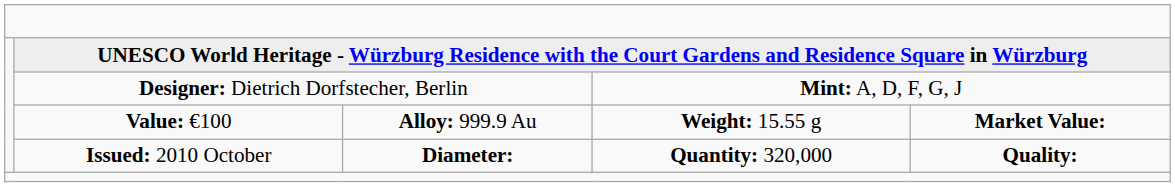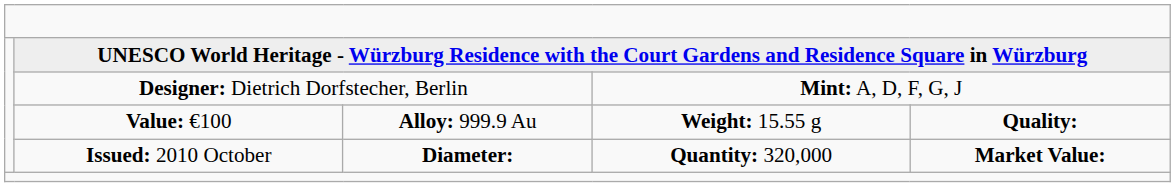(1040, 121) Market Value: -> (1040, 121) Quality:
(1040, 155) Quality: -> (1040, 155) Market Value:
